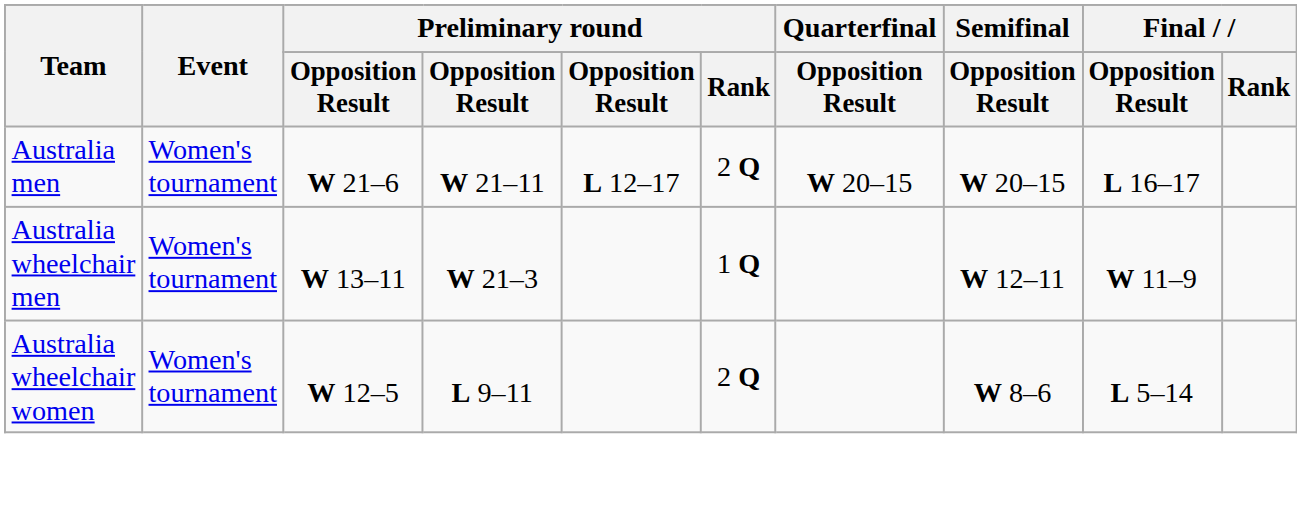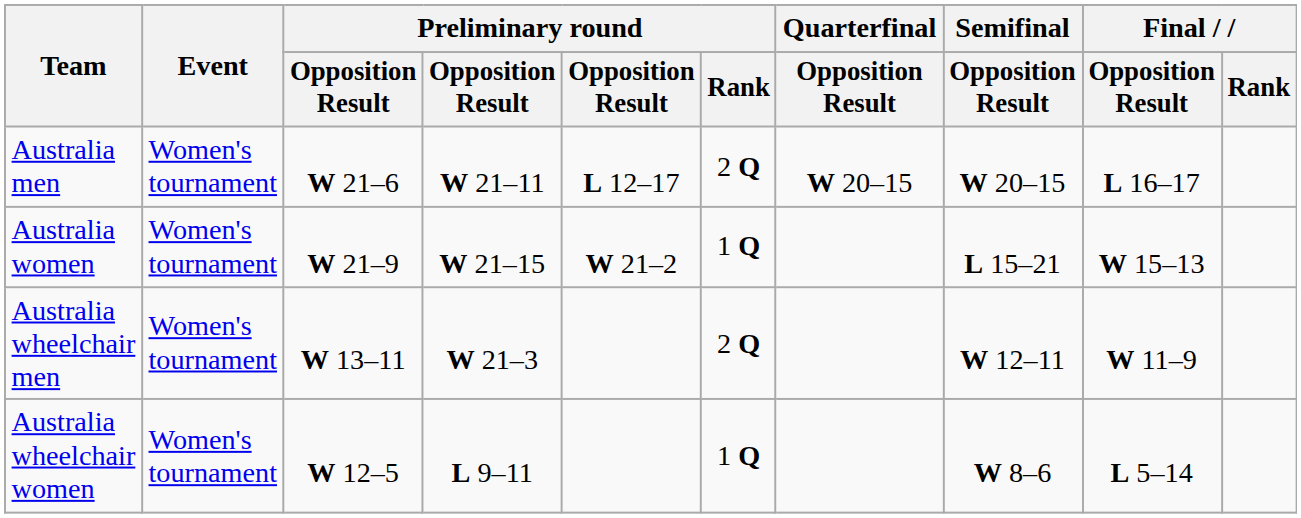+ row: (63, 246)
(739, 263) 1 Q -> (739, 343) 2 Q
(739, 376) 2 Q -> (739, 456) 1 Q
